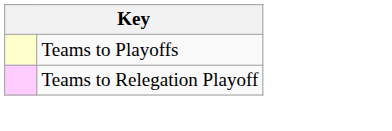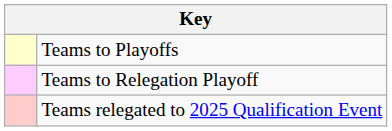+ row: (212, 110)
